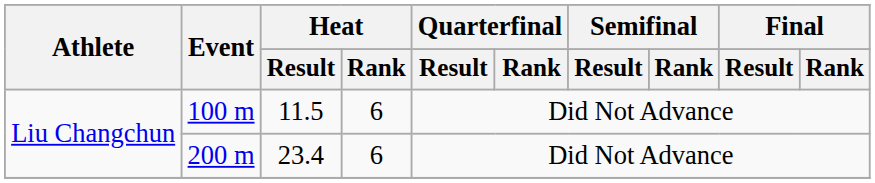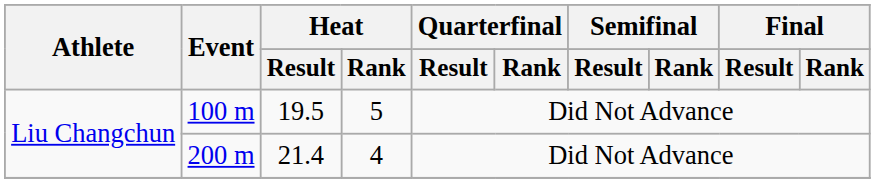(301, 111) 11.5 -> (301, 111) 19.5
(376, 111) 6 -> (376, 111) 5
(301, 155) 23.4 -> (301, 155) 21.4
(376, 155) 6 -> (376, 155) 4
